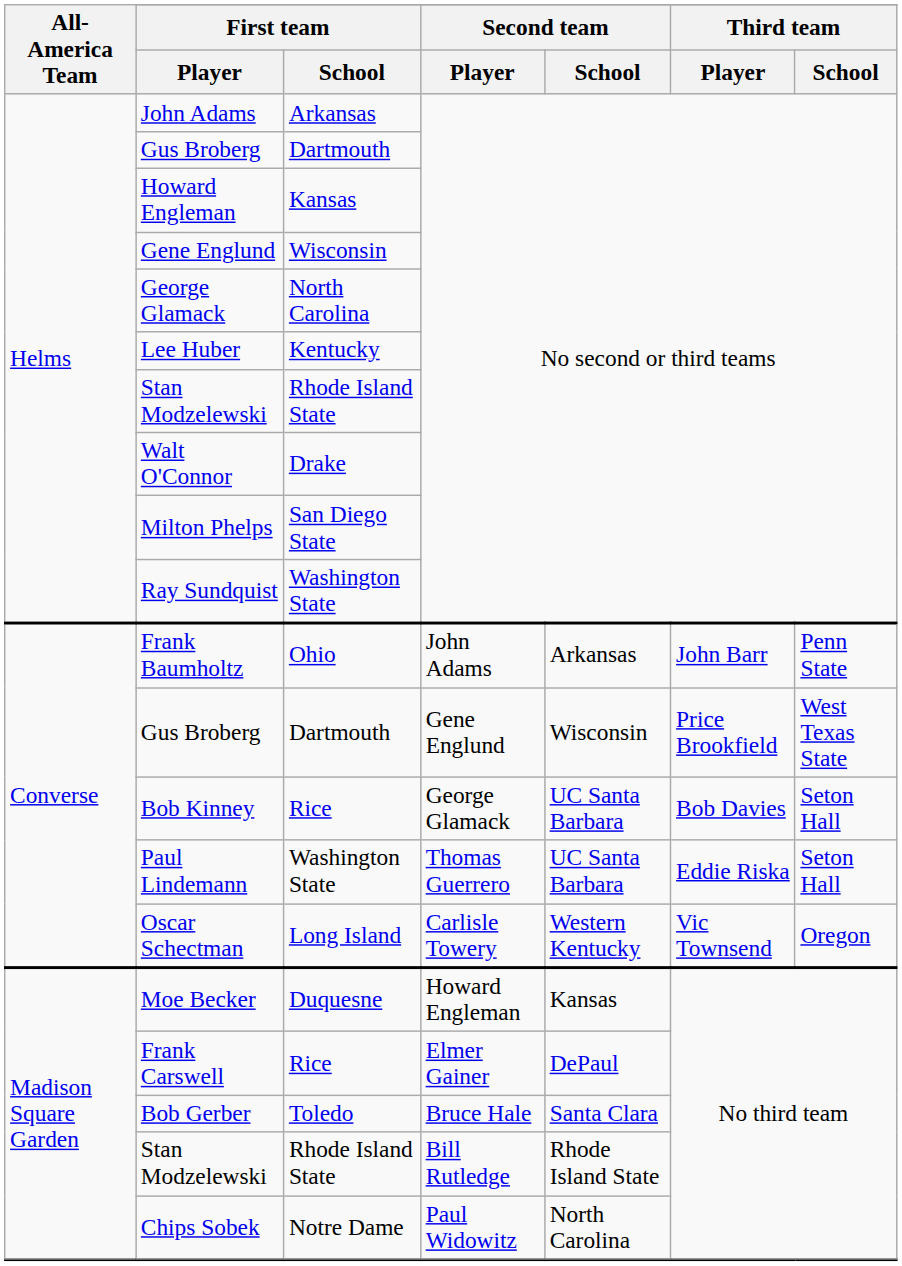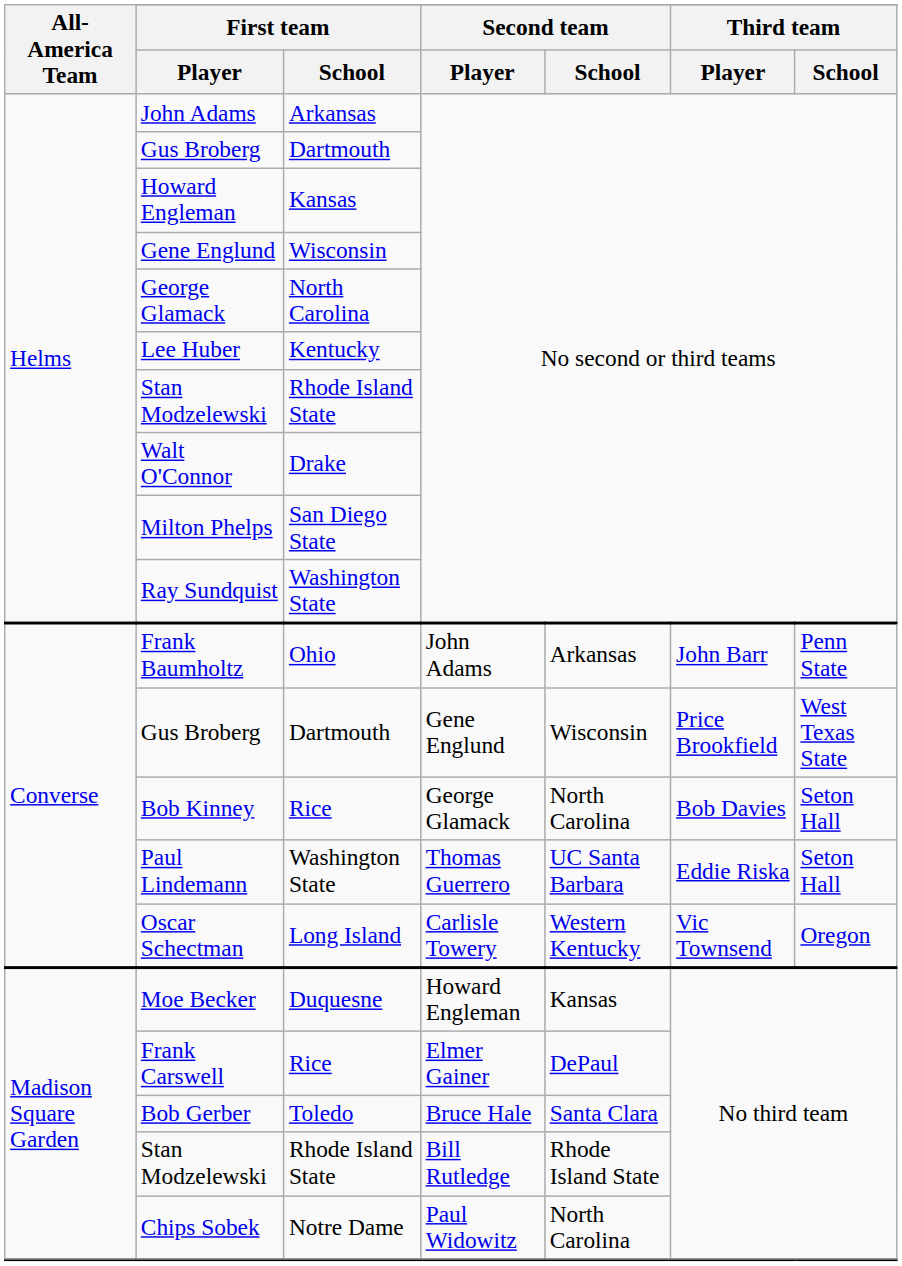(595, 808) UC Santa Barbara -> (590, 808) North Carolina
